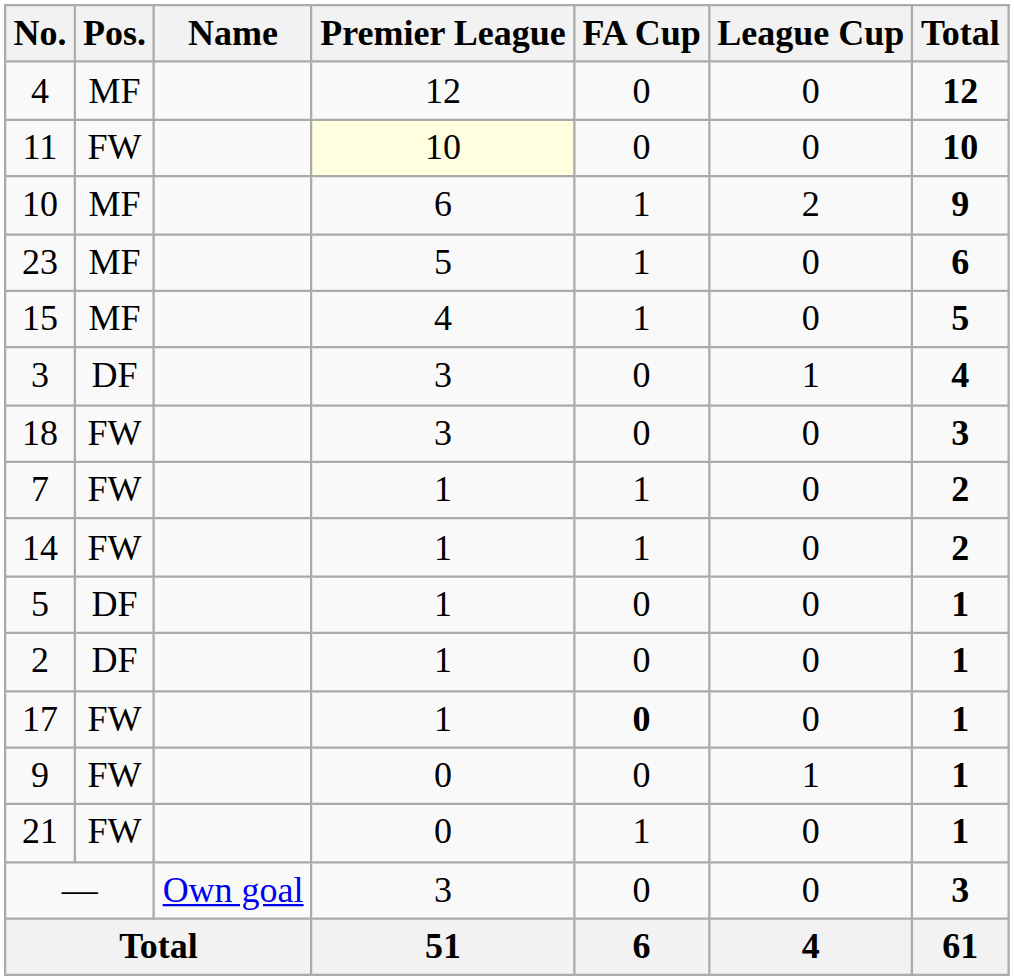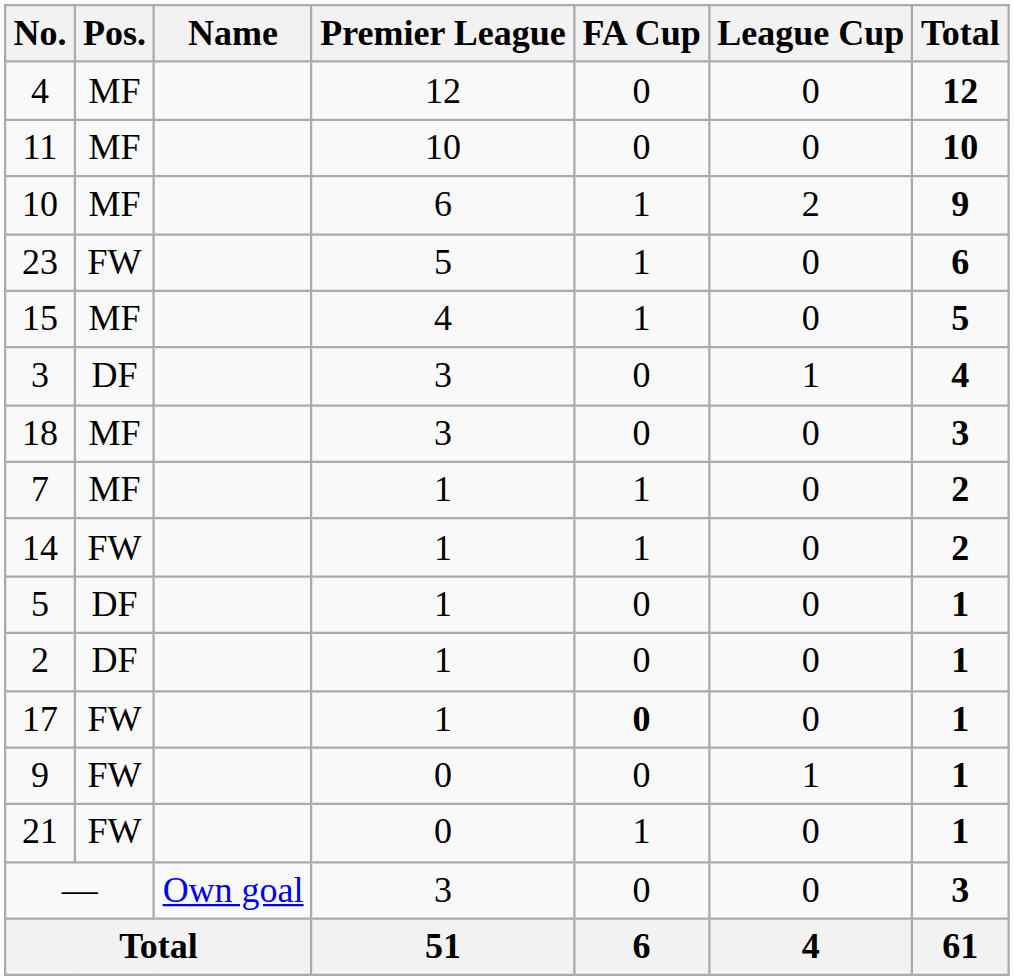(115, 147) FW -> (115, 147) MF
(443, 147) lightyellow background -> (443, 147) no background
(115, 261) MF -> (115, 261) FW
(115, 432) FW -> (115, 432) MF
(115, 489) FW -> (115, 489) MF
